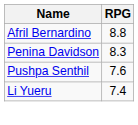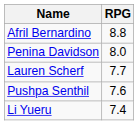(118, 52) 8.3 -> (118, 52) 8.0
+ row: (45, 71)
